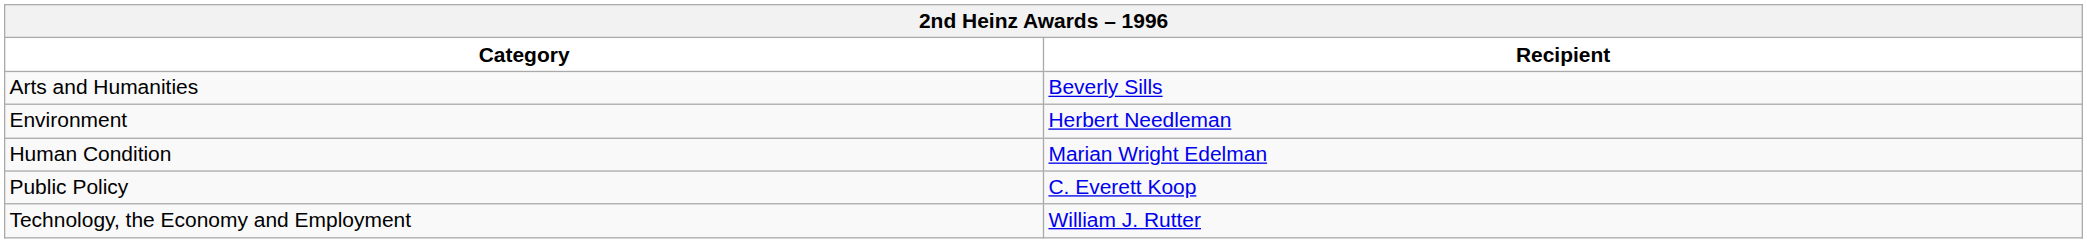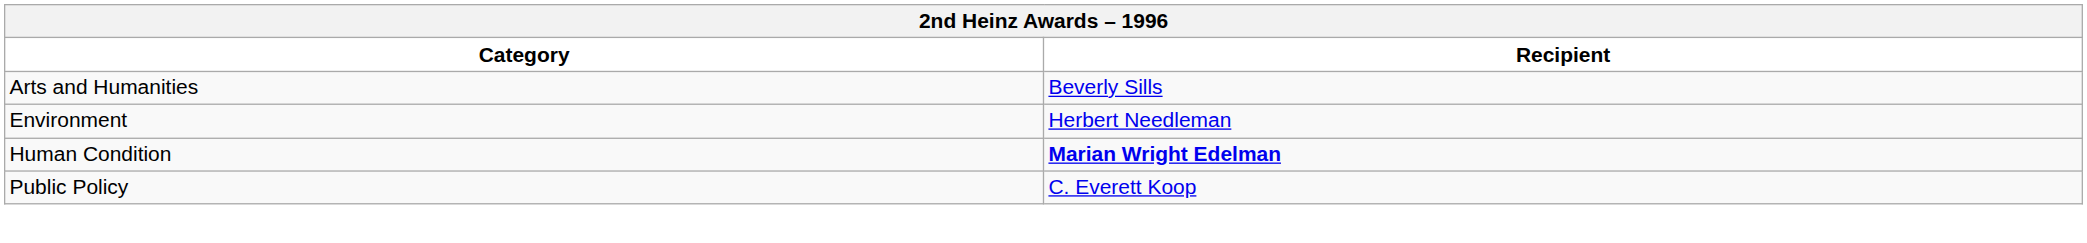(1158, 154) normal -> (1165, 154) bold
- row: (210, 220)
